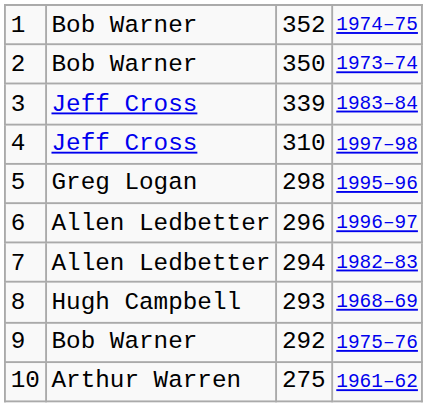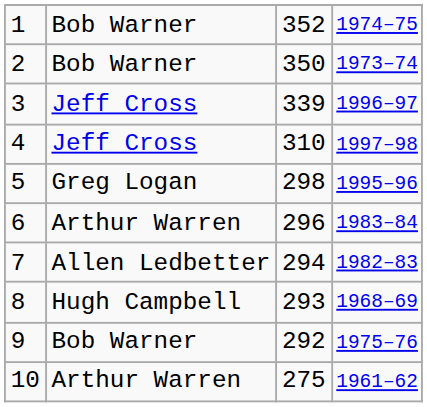(377, 104) 1983–84 -> (377, 104) 1996–97
(161, 223) Allen Ledbetter -> (146, 223) Arthur Warren
(377, 223) 1996–97 -> (377, 223) 1983–84
